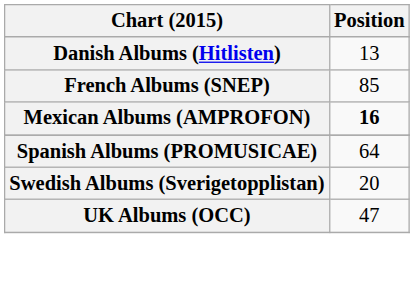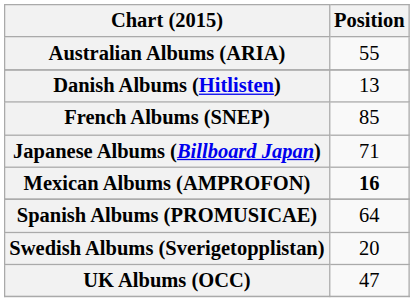+ row: (167, 53)
+ row: (167, 150)
